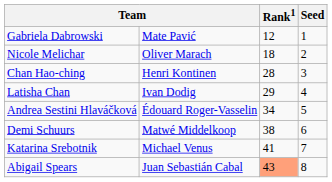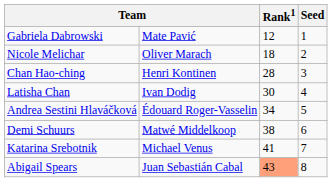(269, 92) 29 -> (269, 92) 30
